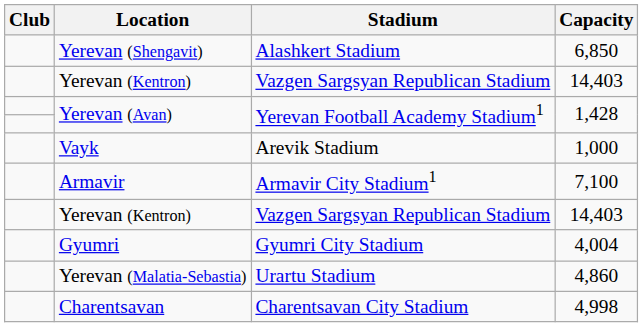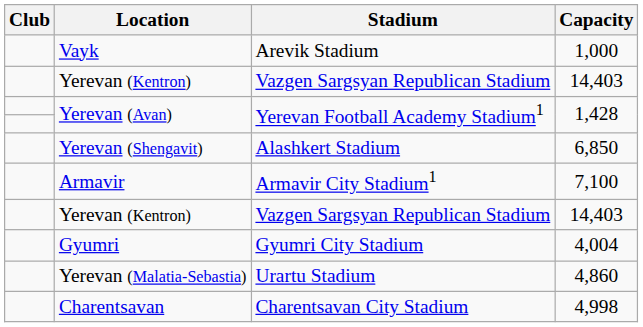rows swapped: (131, 50) <-> (79, 147)
